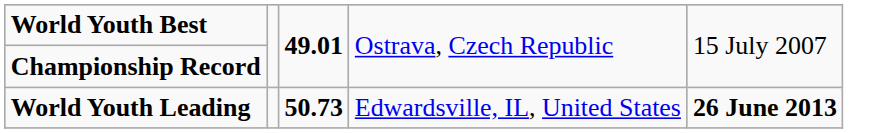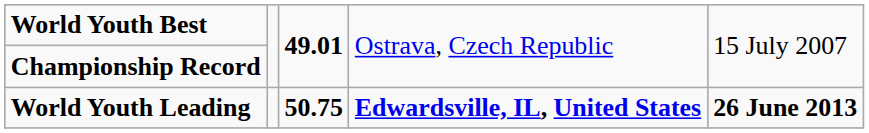(314, 107) 50.73 -> (314, 107) 50.75
(518, 107) normal -> (528, 107) bold
